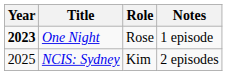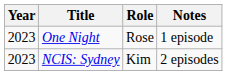(22, 37) bold -> (22, 37) normal
(22, 59) 2025 -> (22, 59) 2023
